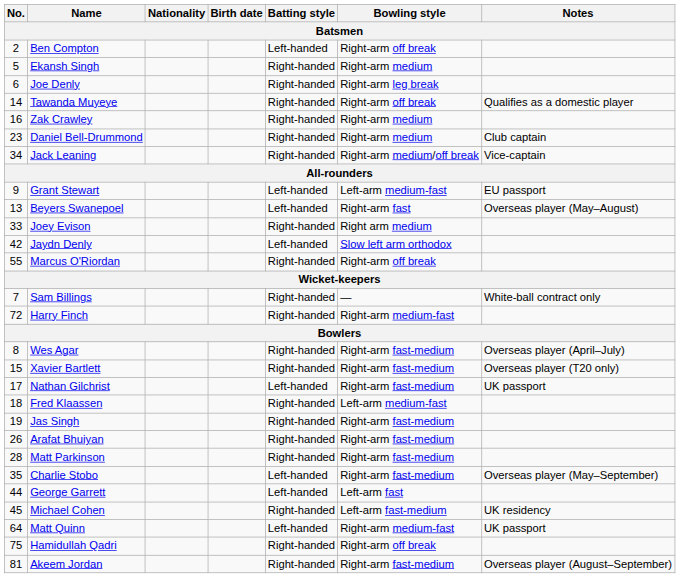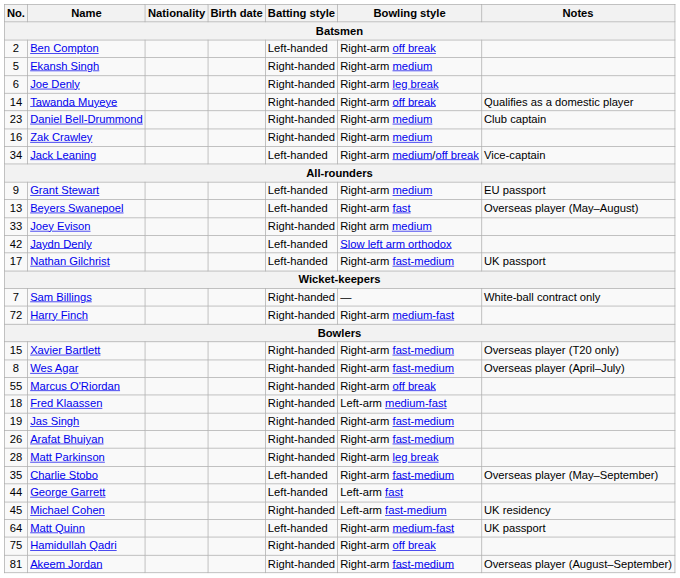rows swapped: (61, 119) <-> (86, 137)
(301, 155) Right-handed -> (298, 155) Left-handed
(393, 191) Left-arm medium-fast -> (386, 191) Right-arm medium
rows swapped: (75, 262) <-> (70, 386)
rows swapped: (54, 350) <-> (65, 368)
(397, 457) Right-arm fast-medium -> (389, 457) Right-arm leg break
